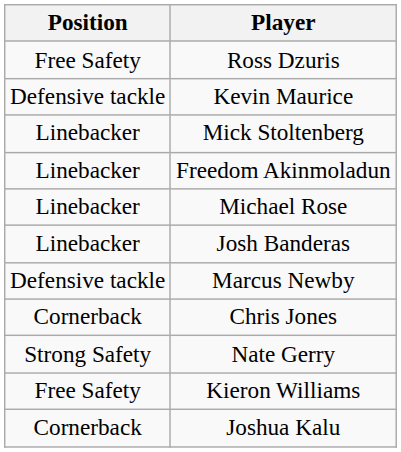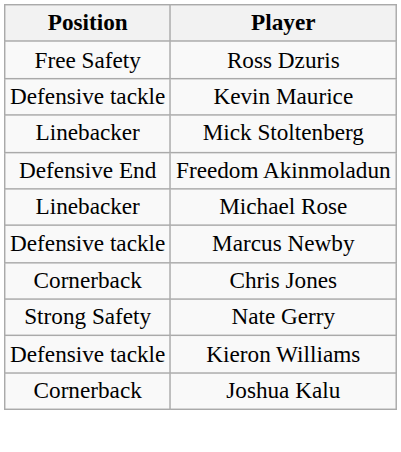(88, 170) Linebacker -> (88, 170) Defensive End
- row: (283, 243)
(88, 390) Free Safety -> (88, 354) Defensive tackle
